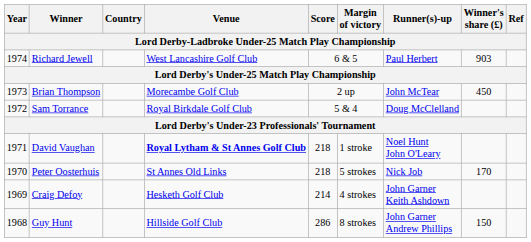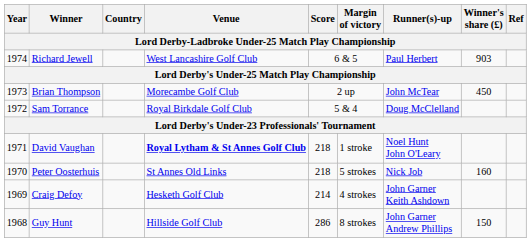(484, 171) 170 -> (484, 171) 160
